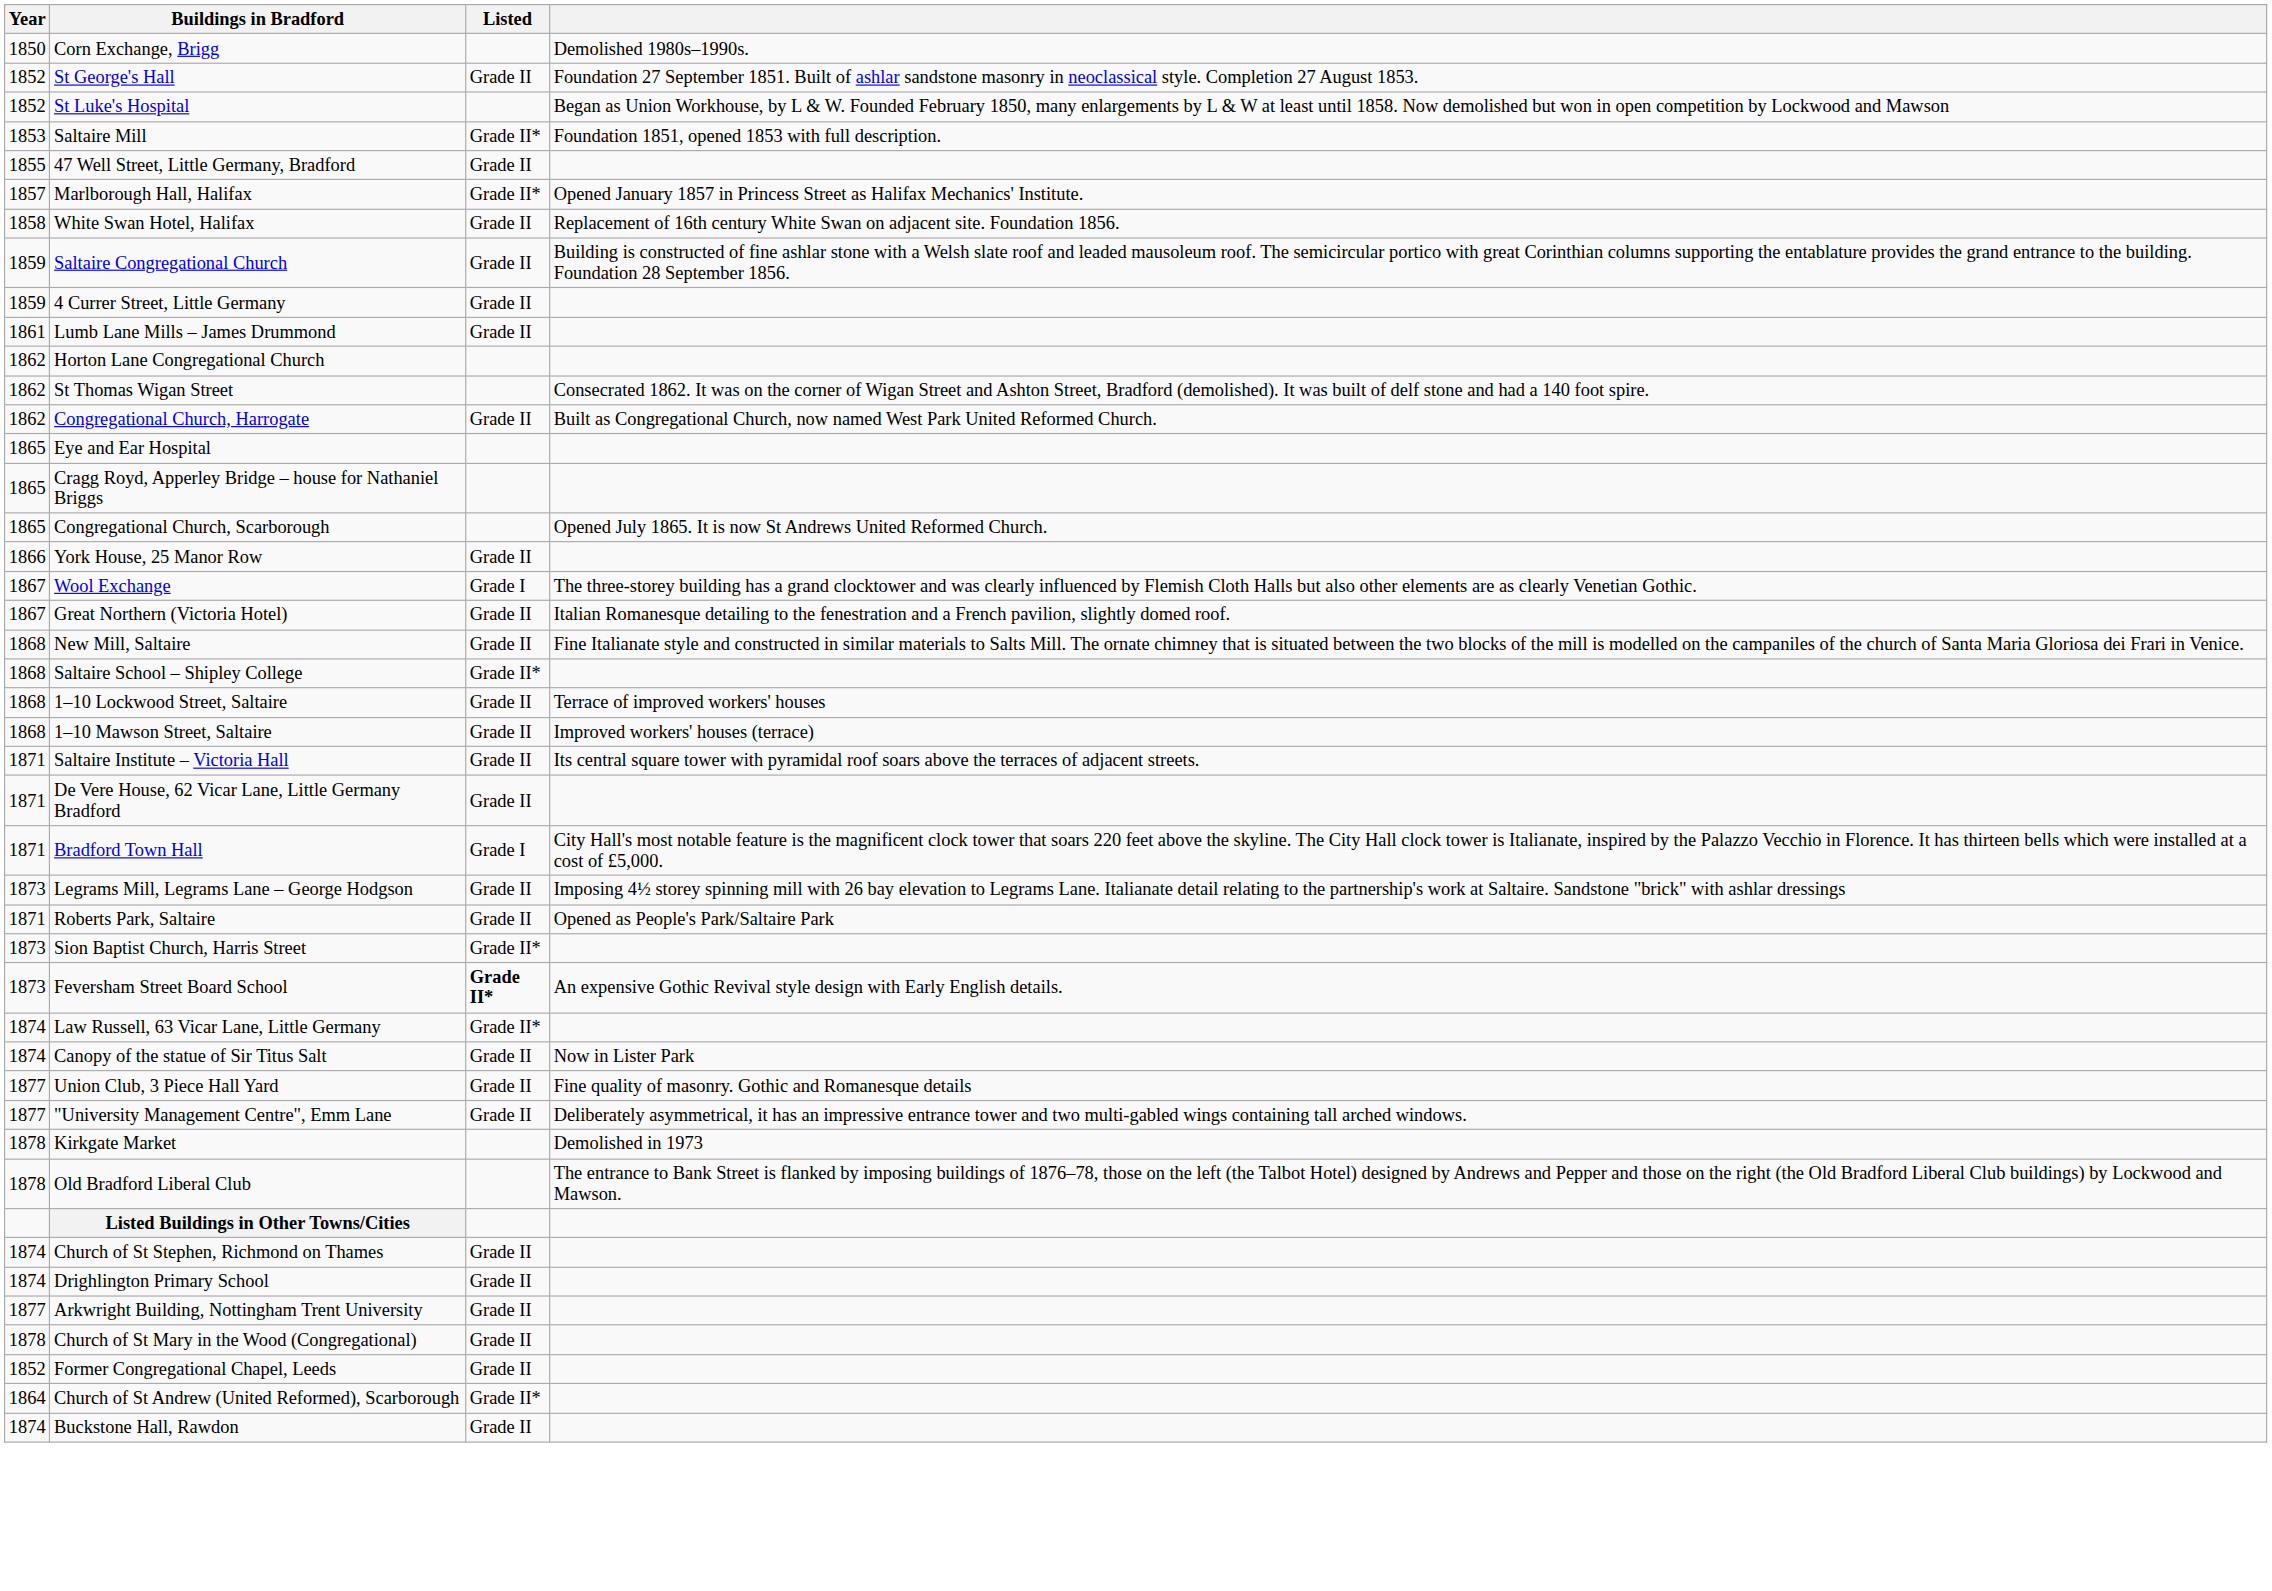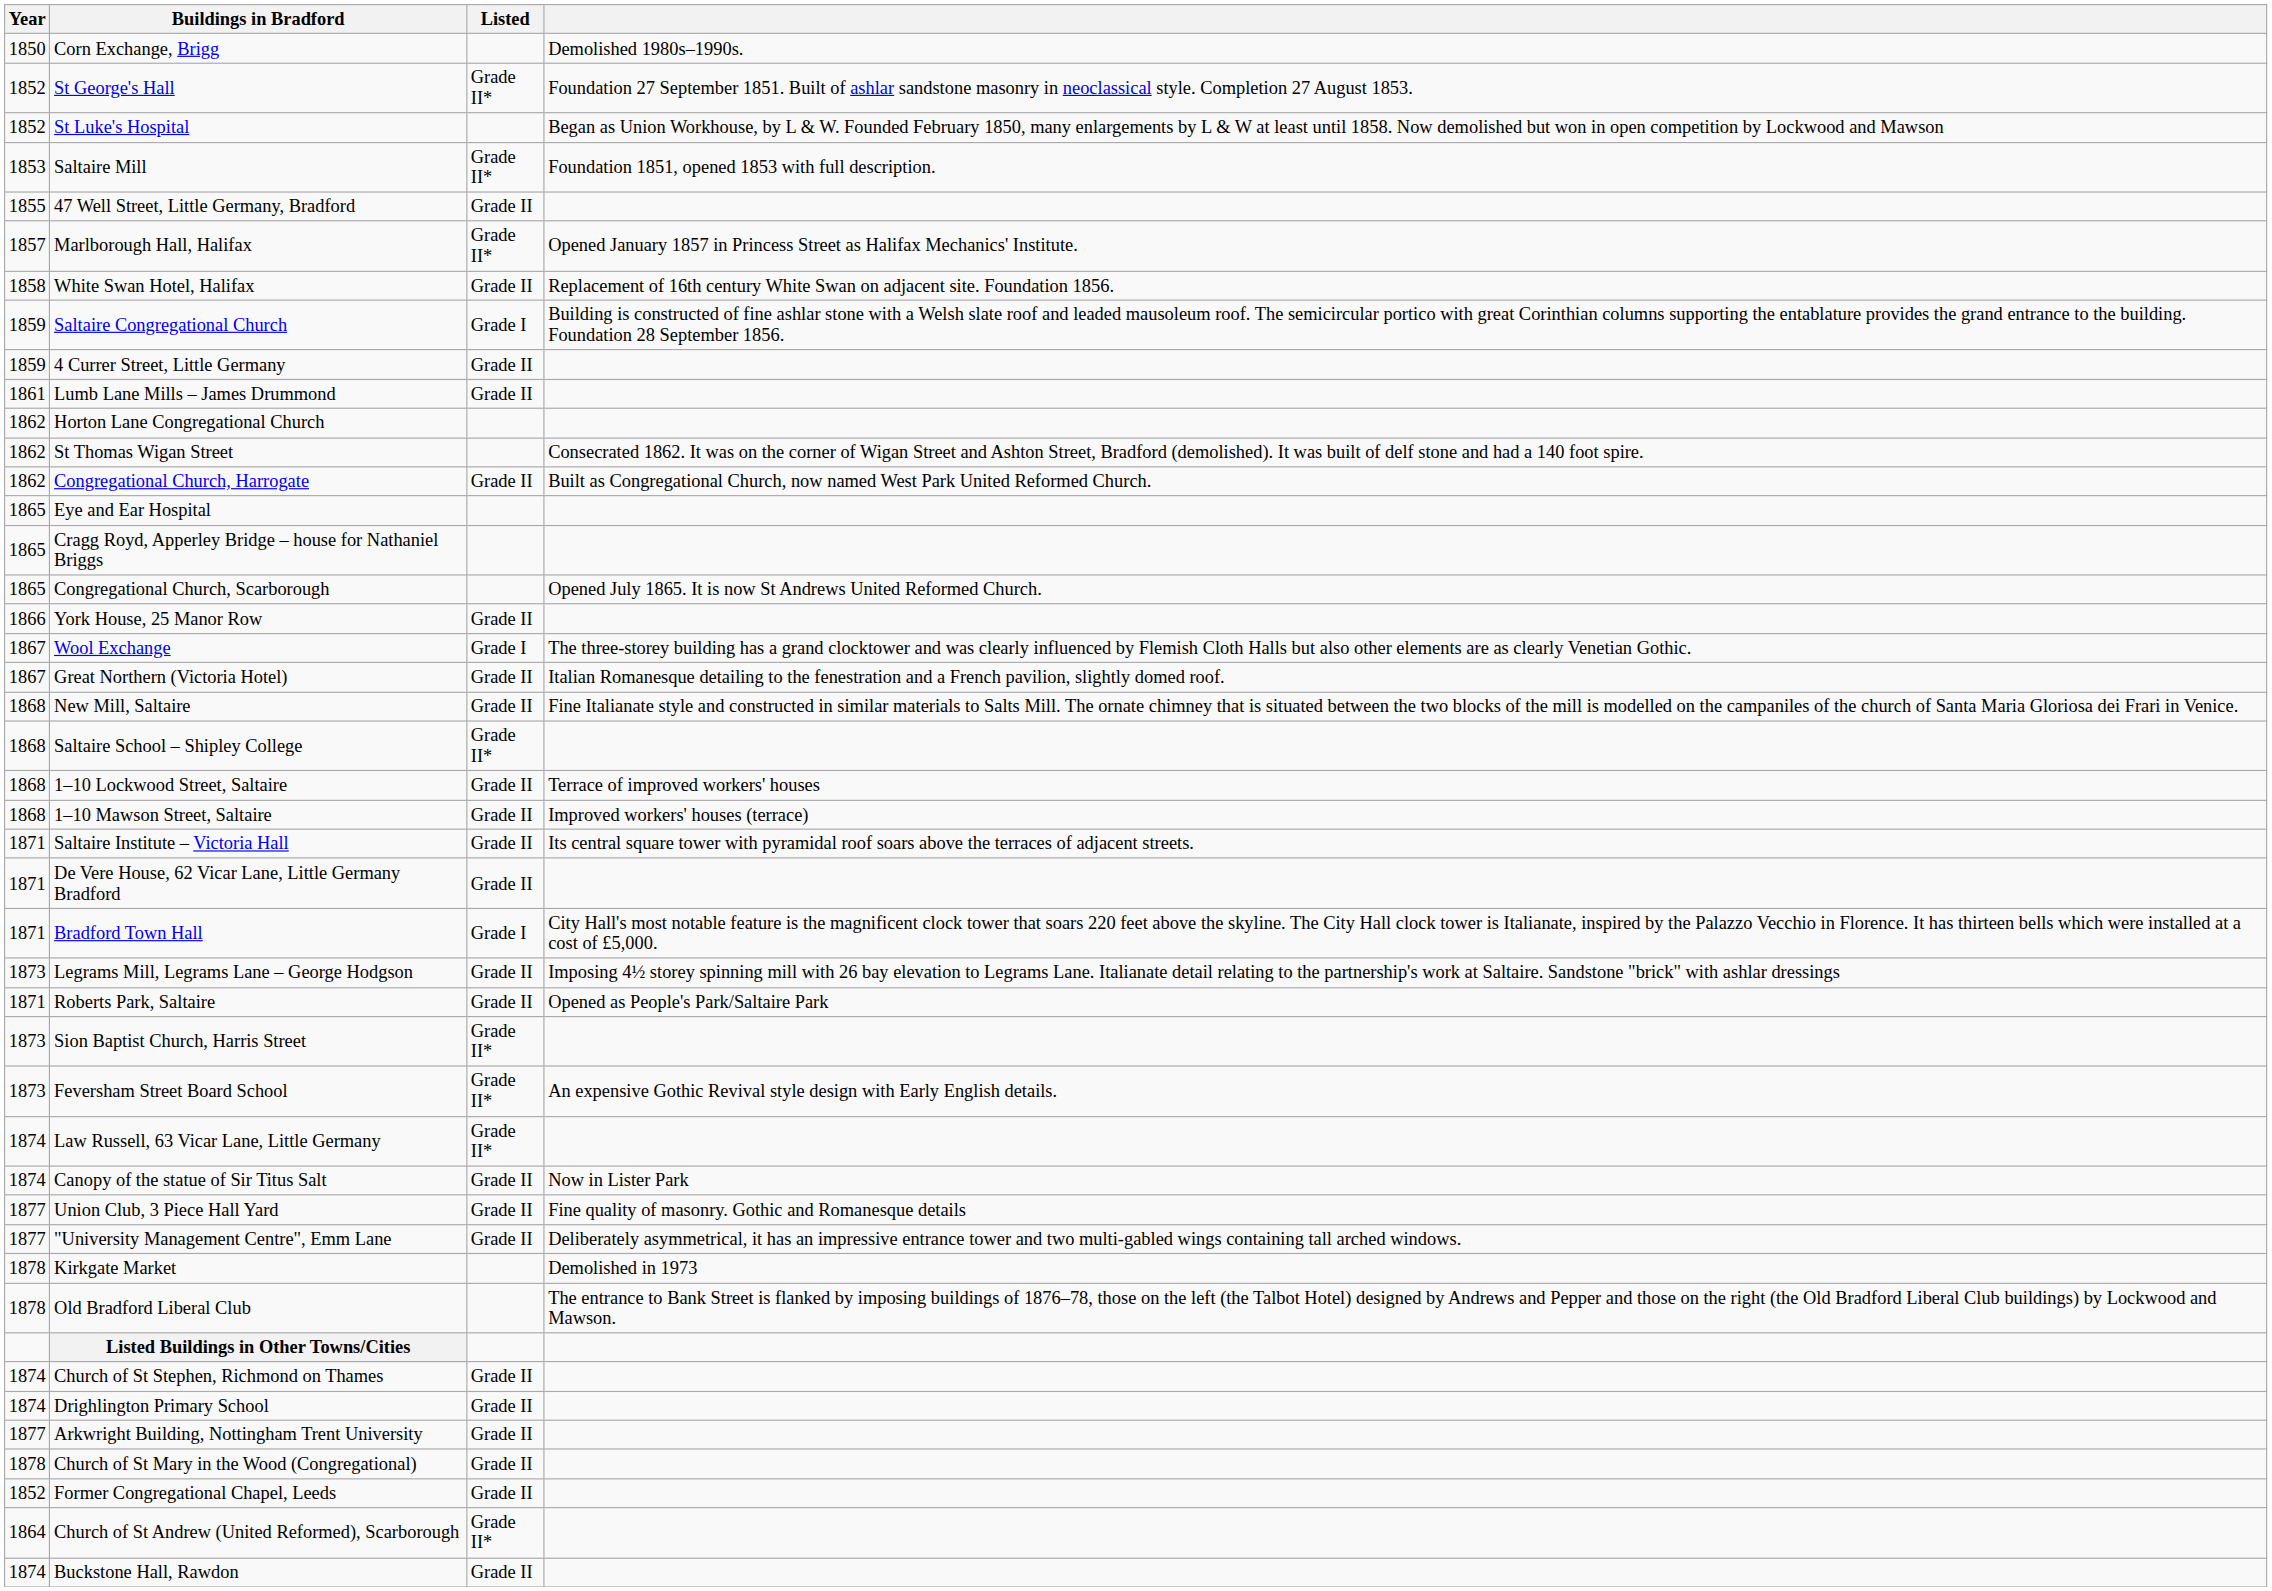(501, 77) Grade II -> (493, 87) Grade II*
(501, 262) Grade II -> (499, 324) Grade I
(495, 987) bold -> (493, 1091) normal
